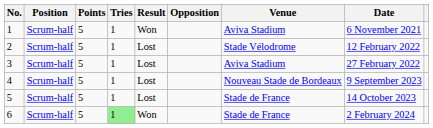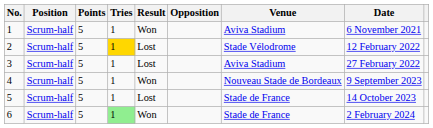(113, 47) no background -> (113, 47) gold background
(147, 81) Lost -> (147, 81) Won
